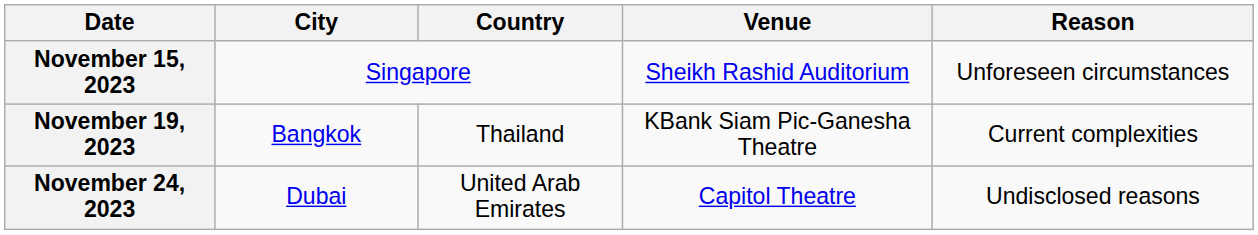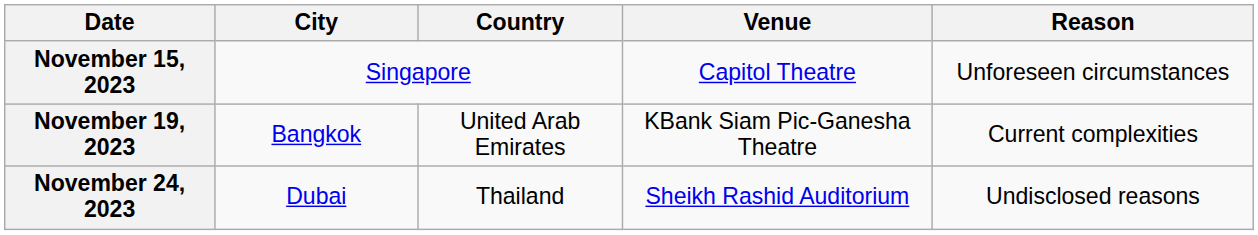(777, 72) Sheikh Rashid Auditorium -> (777, 72) Capitol Theatre
(520, 134) Thailand -> (520, 134) United Arab Emirates
(520, 197) United Arab Emirates -> (520, 197) Thailand
(777, 197) Capitol Theatre -> (777, 197) Sheikh Rashid Auditorium
